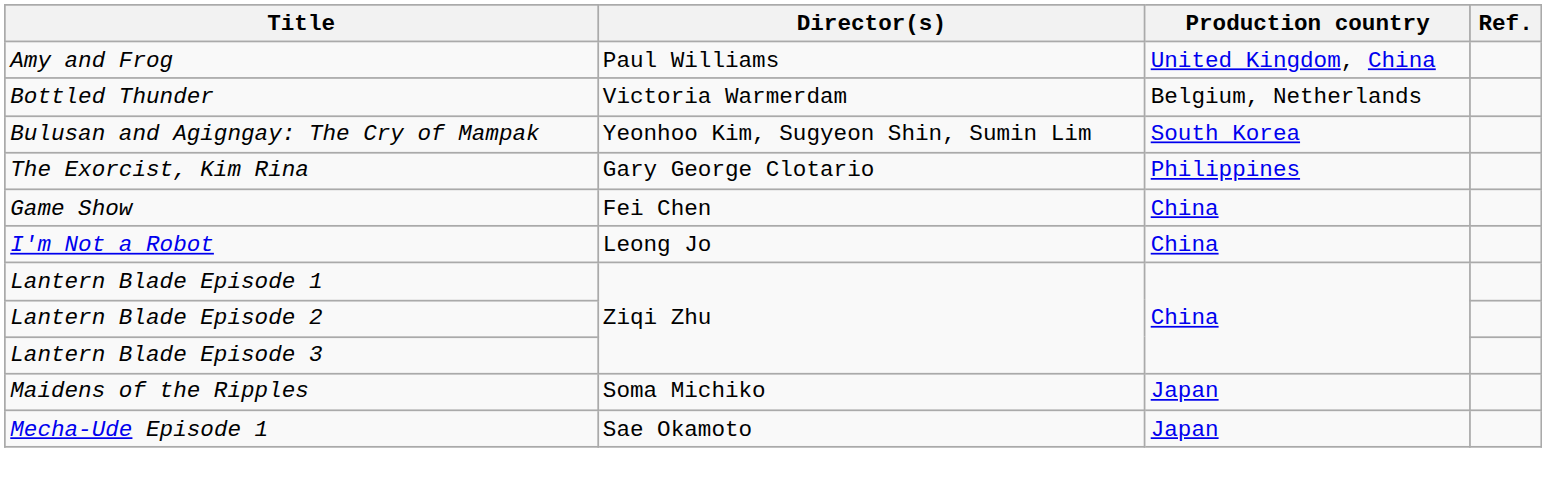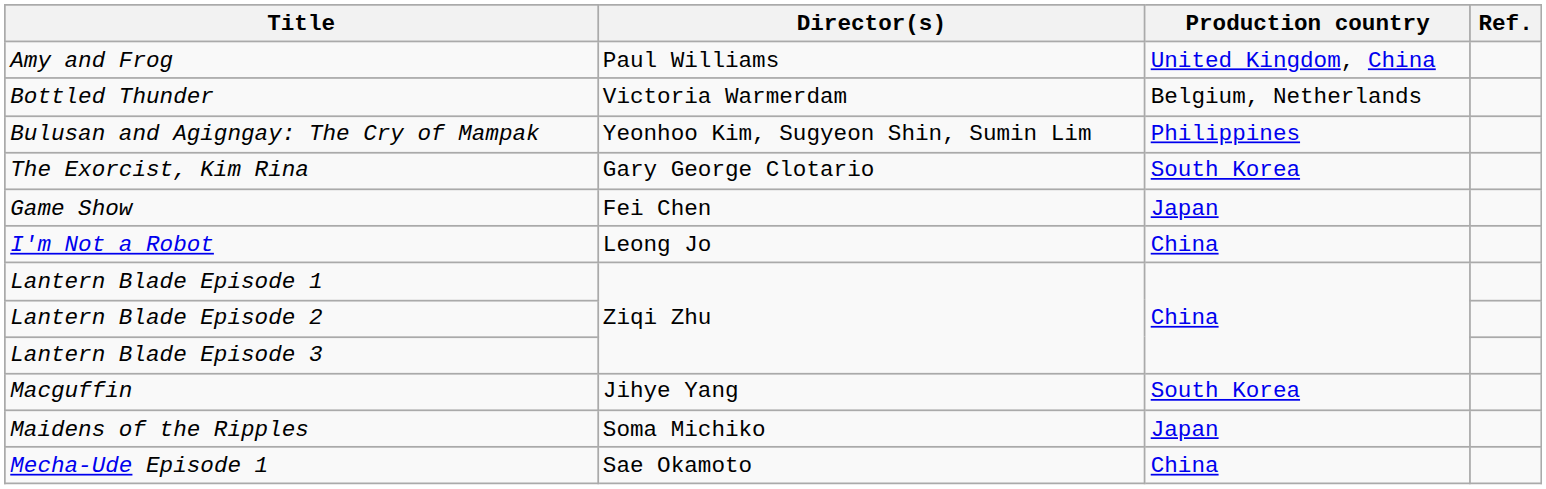(1225, 134) South Korea -> (1225, 134) Philippines
(1225, 171) Philippines -> (1225, 171) South Korea
(1185, 208) China -> (1185, 208) Japan
+ row: (71, 392)
(1185, 429) Japan -> (1185, 466) China
